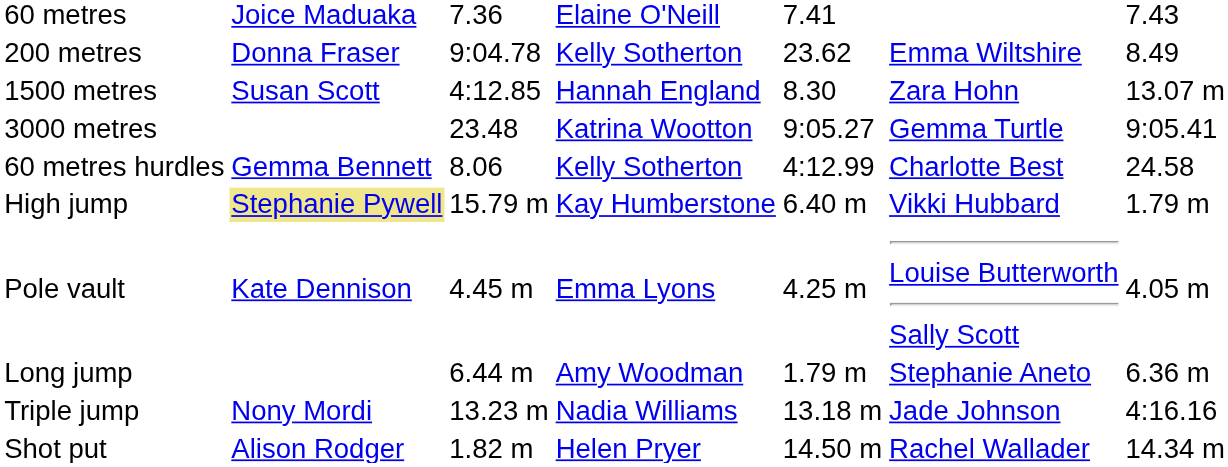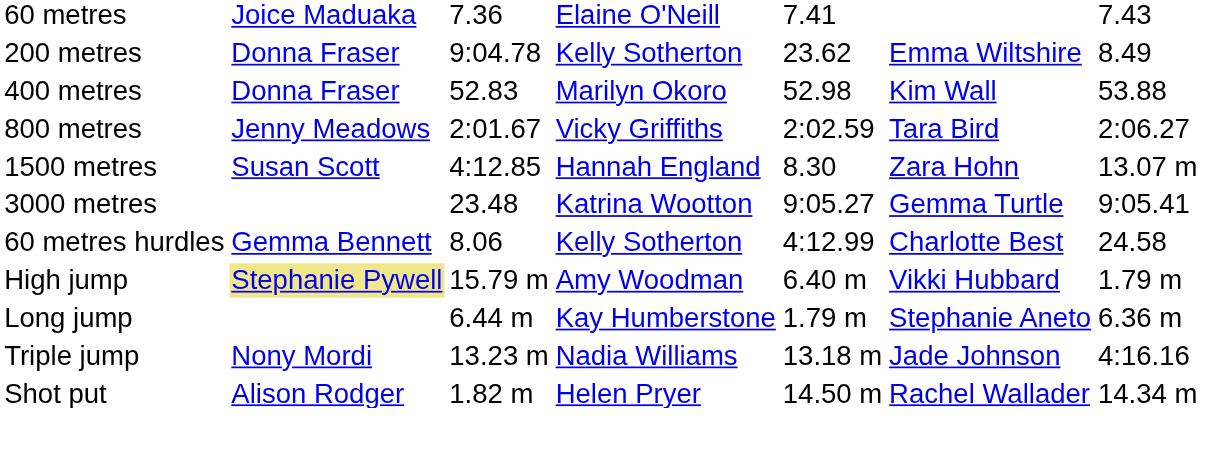+ row: (73, 90)
+ row: (73, 128)
(666, 204) Kay Humberstone -> (649, 280) Amy Woodman
- row: (65, 288)
(649, 373) Amy Woodman -> (666, 318) Kay Humberstone
